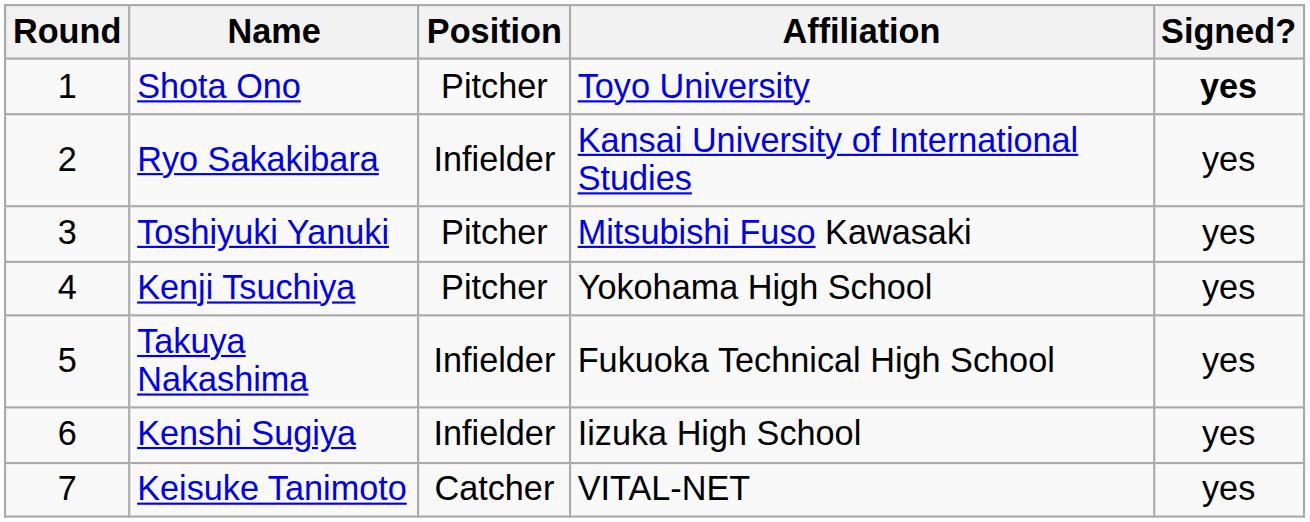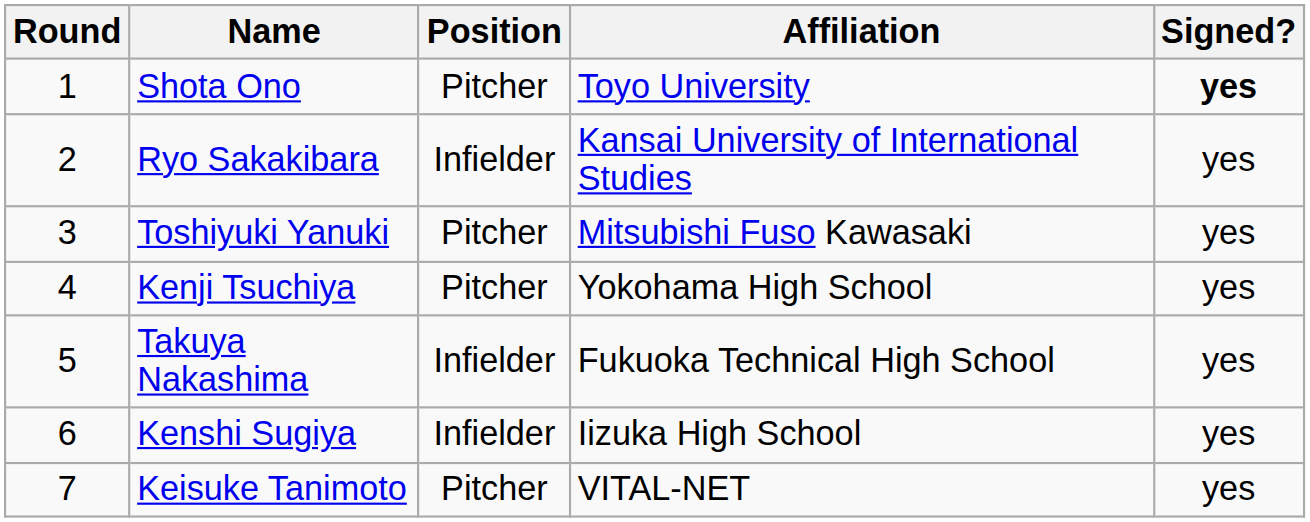(494, 488) Catcher -> (494, 488) Pitcher
